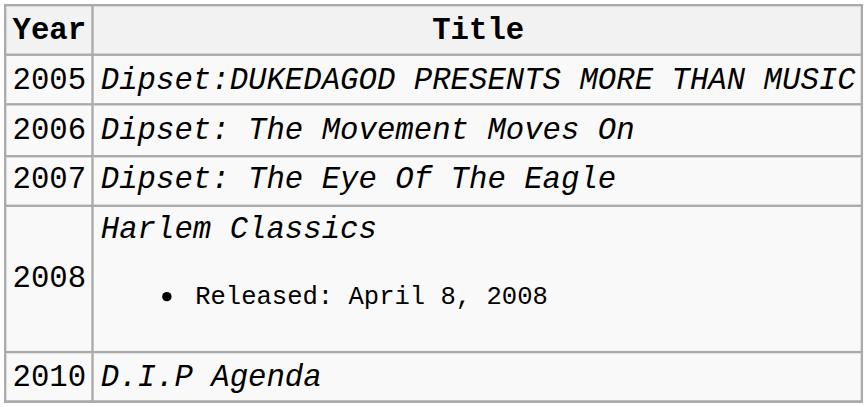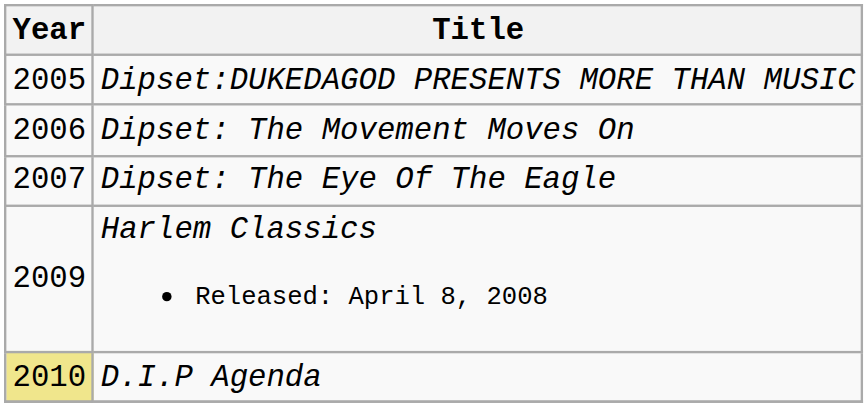(49, 279) 2008 -> (49, 279) 2009
(49, 377) no background -> (49, 377) khaki background
